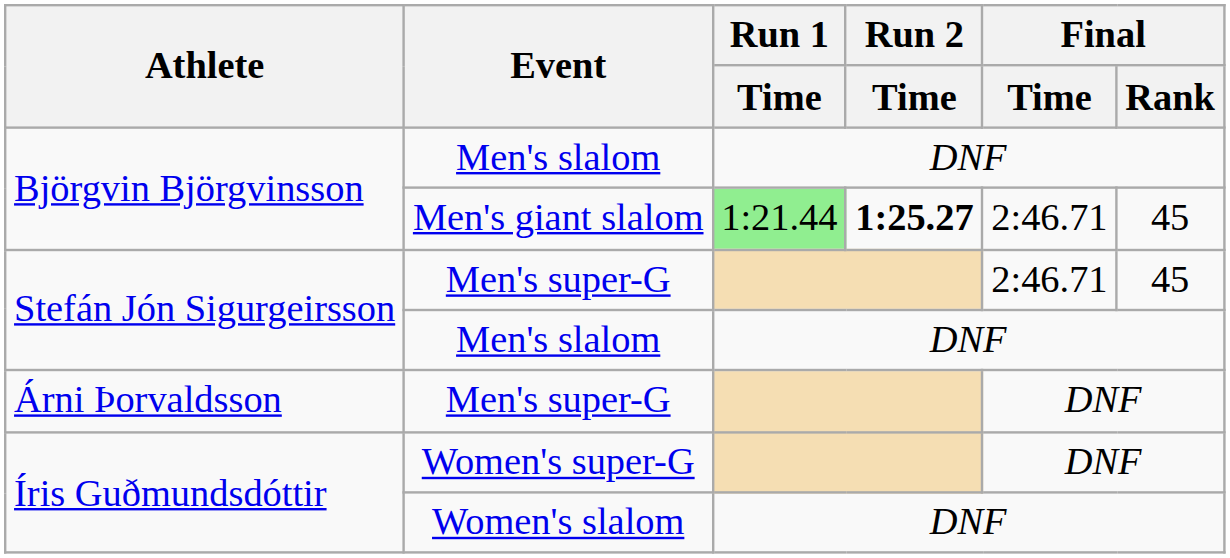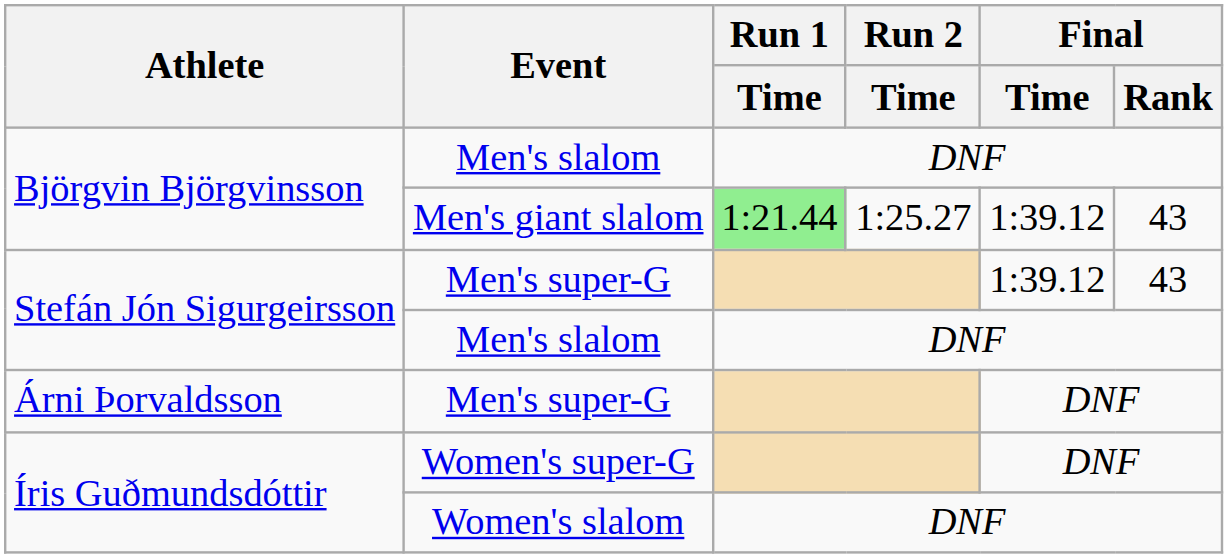(914, 217) bold -> (913, 217) normal
(1049, 217) 2:46.71 -> (1047, 217) 1:39.12
(1170, 217) 45 -> (1168, 217) 43
(1049, 278) 2:46.71 -> (1047, 278) 1:39.12
(1170, 278) 45 -> (1168, 278) 43
